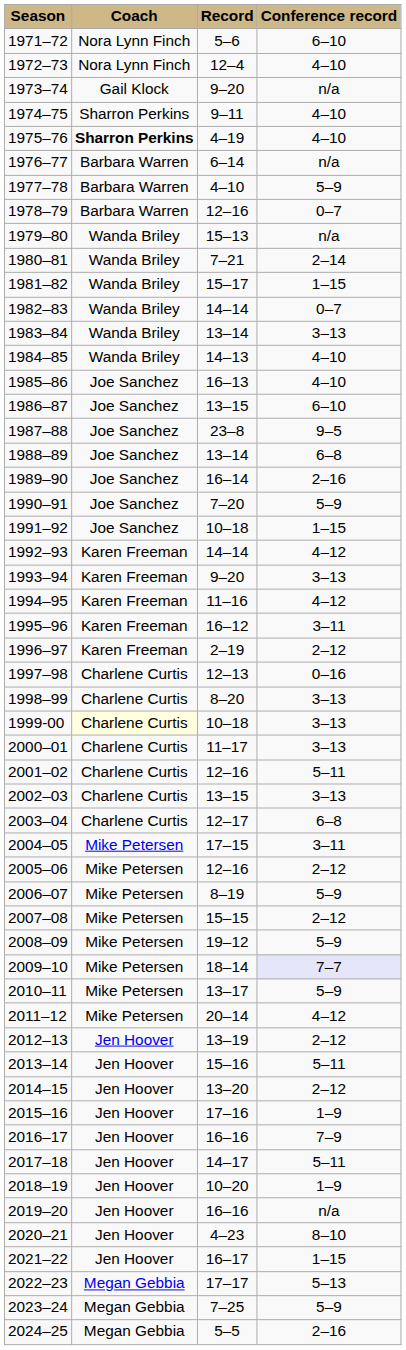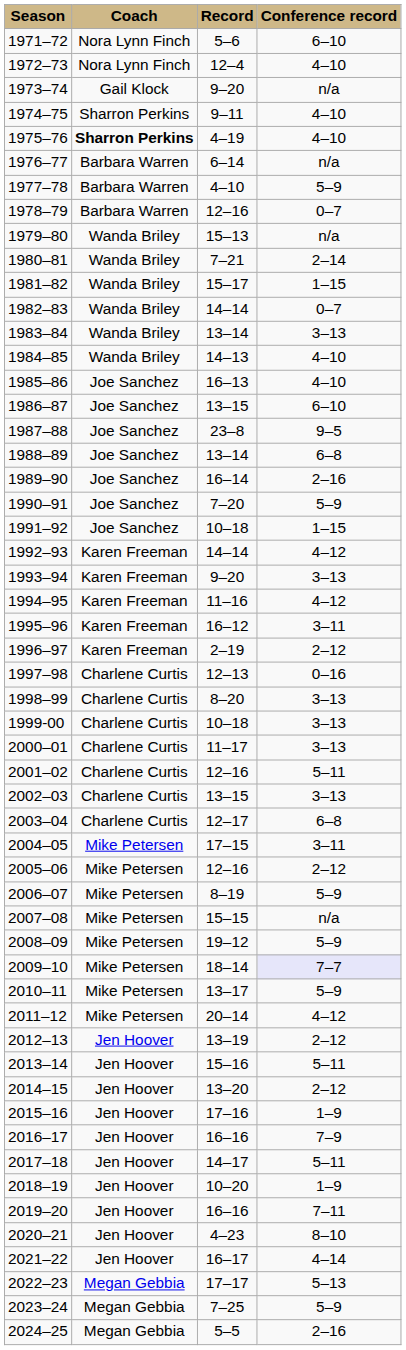(134, 723) lightyellow background -> (134, 723) no background
(329, 917) 2–12 -> (329, 917) n/a
(329, 1210) n/a -> (329, 1210) 7–11
(329, 1259) 1–15 -> (329, 1259) 4–14
